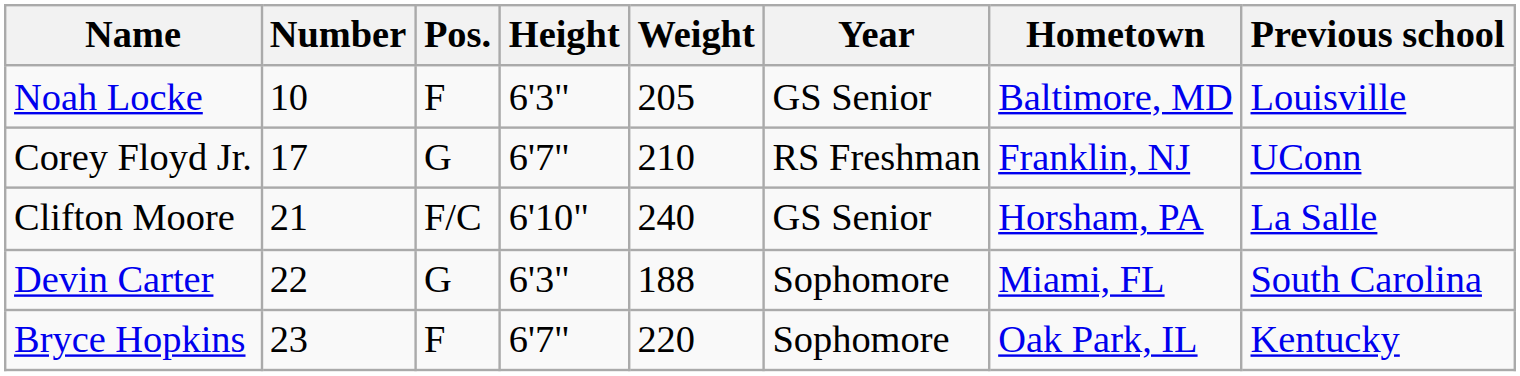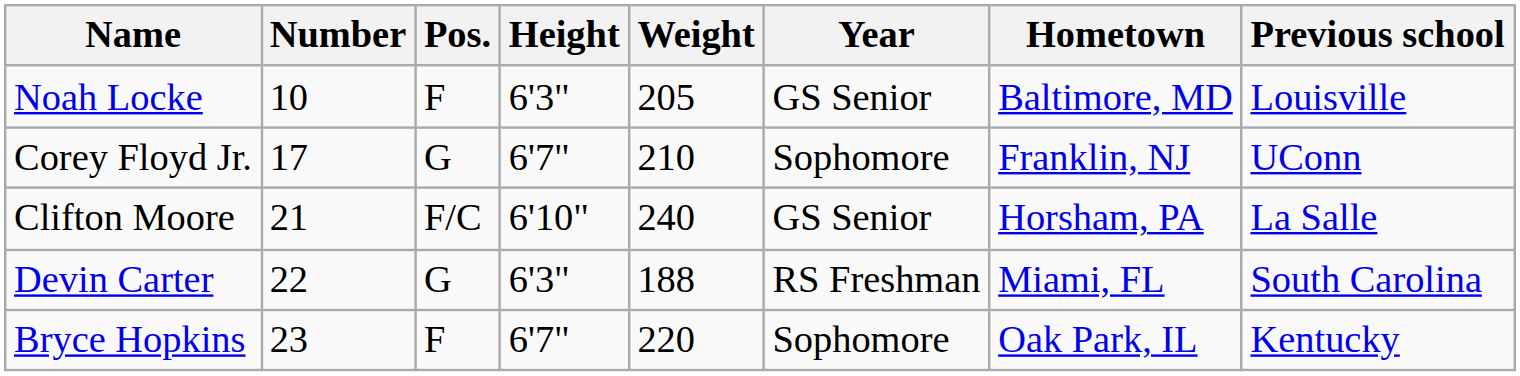(876, 156) RS Freshman -> (861, 156) Sophomore
(861, 278) Sophomore -> (876, 278) RS Freshman
